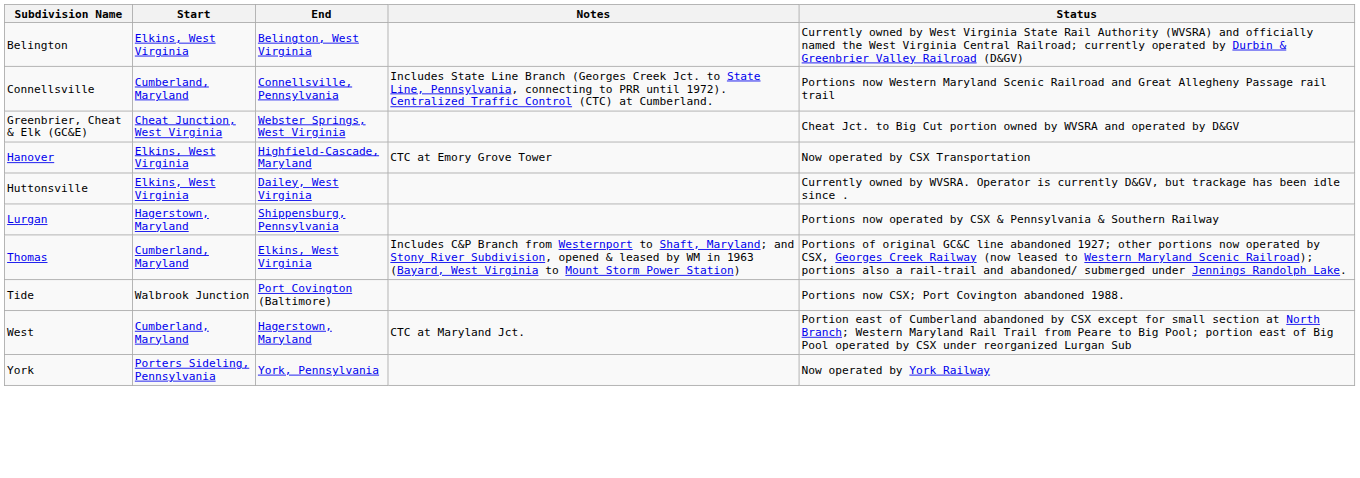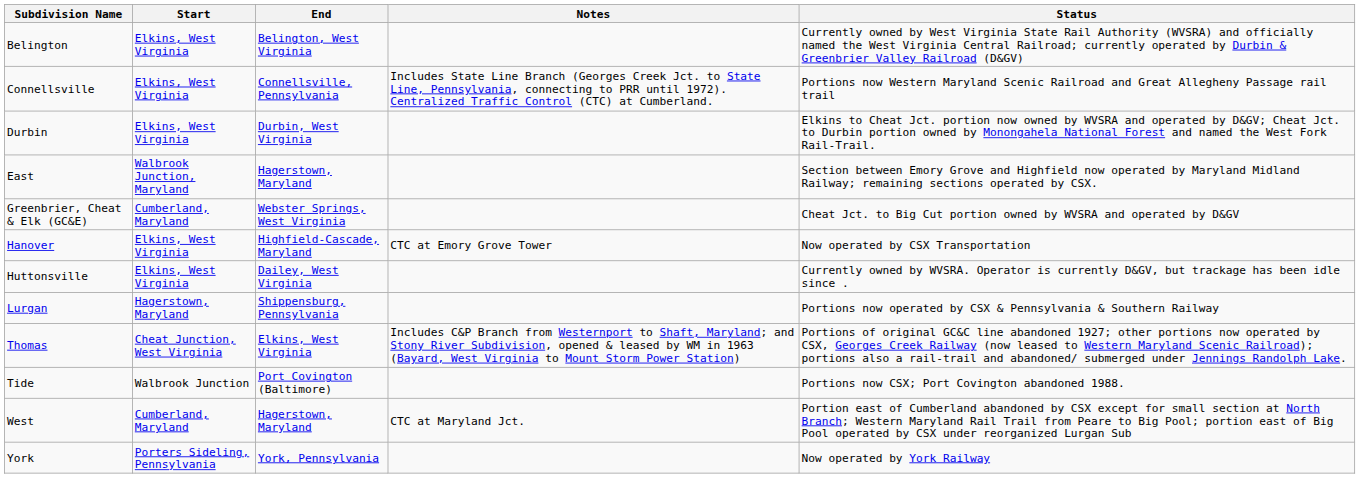(172, 89) Cumberland, Maryland -> (175, 89) Elkins, West Virginia
+ row: (27, 133)
+ row: (21, 177)
(185, 126) Cheat Junction, West Virginia -> (172, 214) Cumberland, Maryland
(172, 257) Cumberland, Maryland -> (185, 345) Cheat Junction, West Virginia
